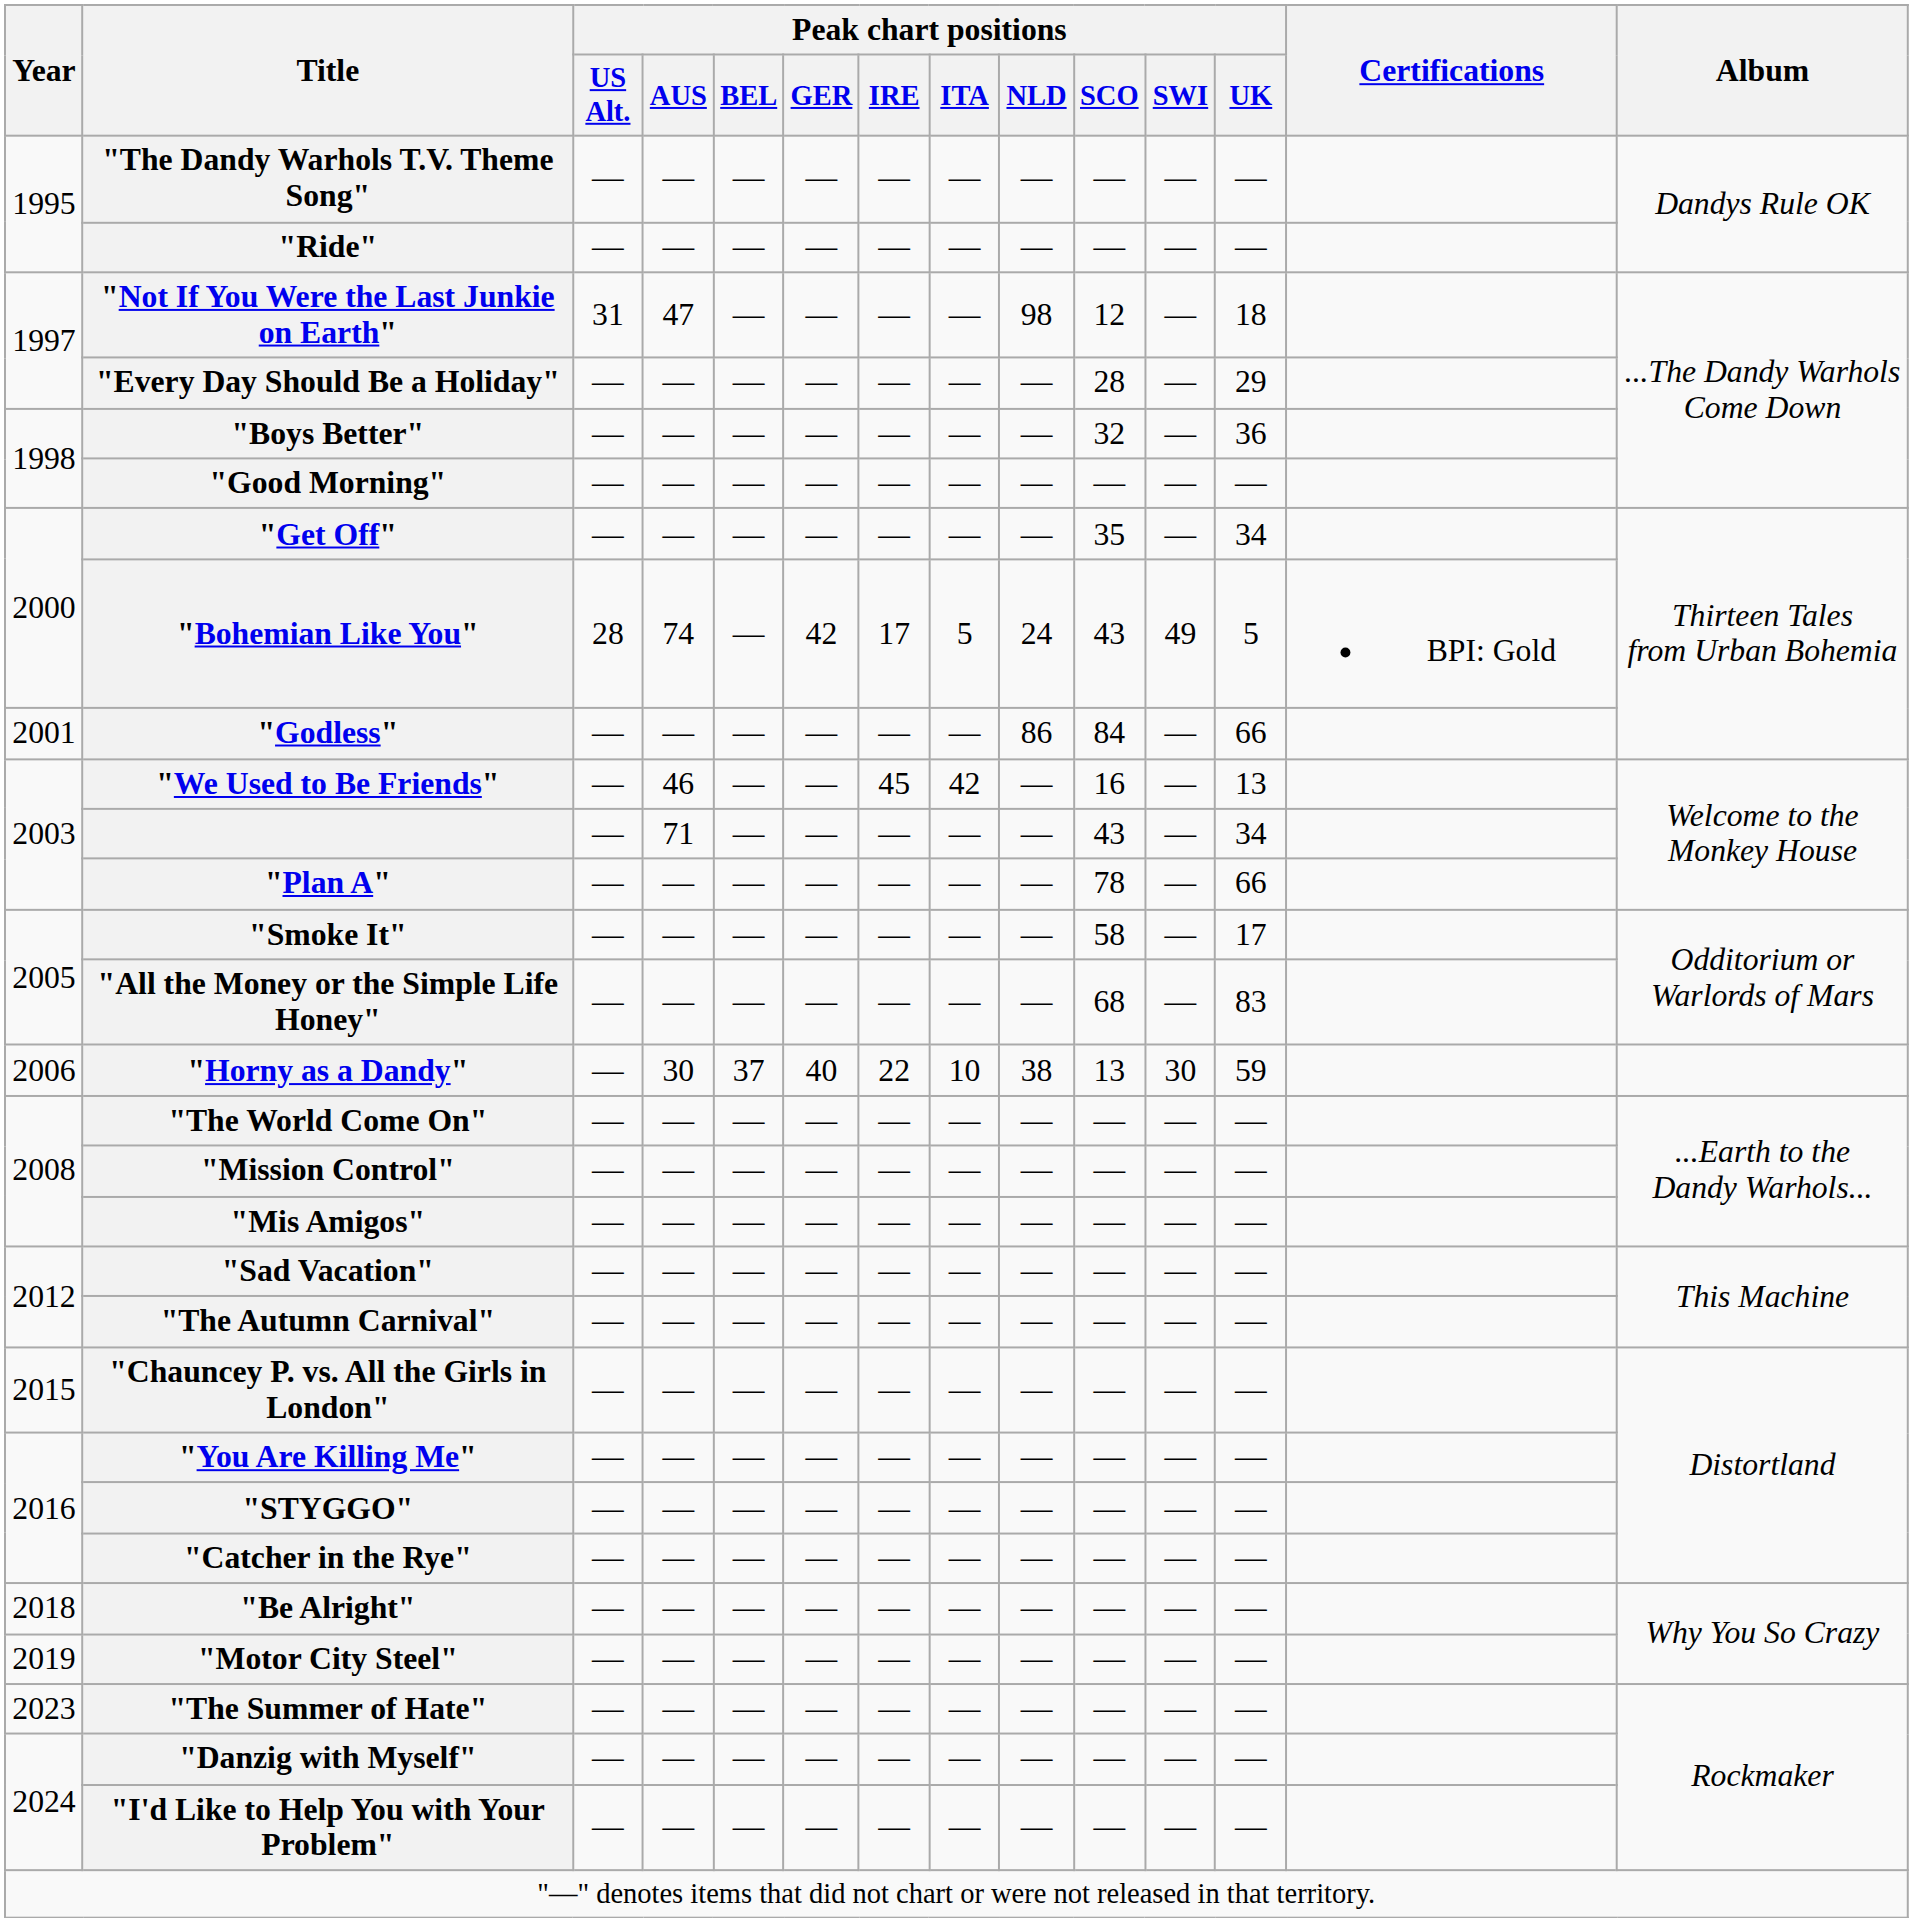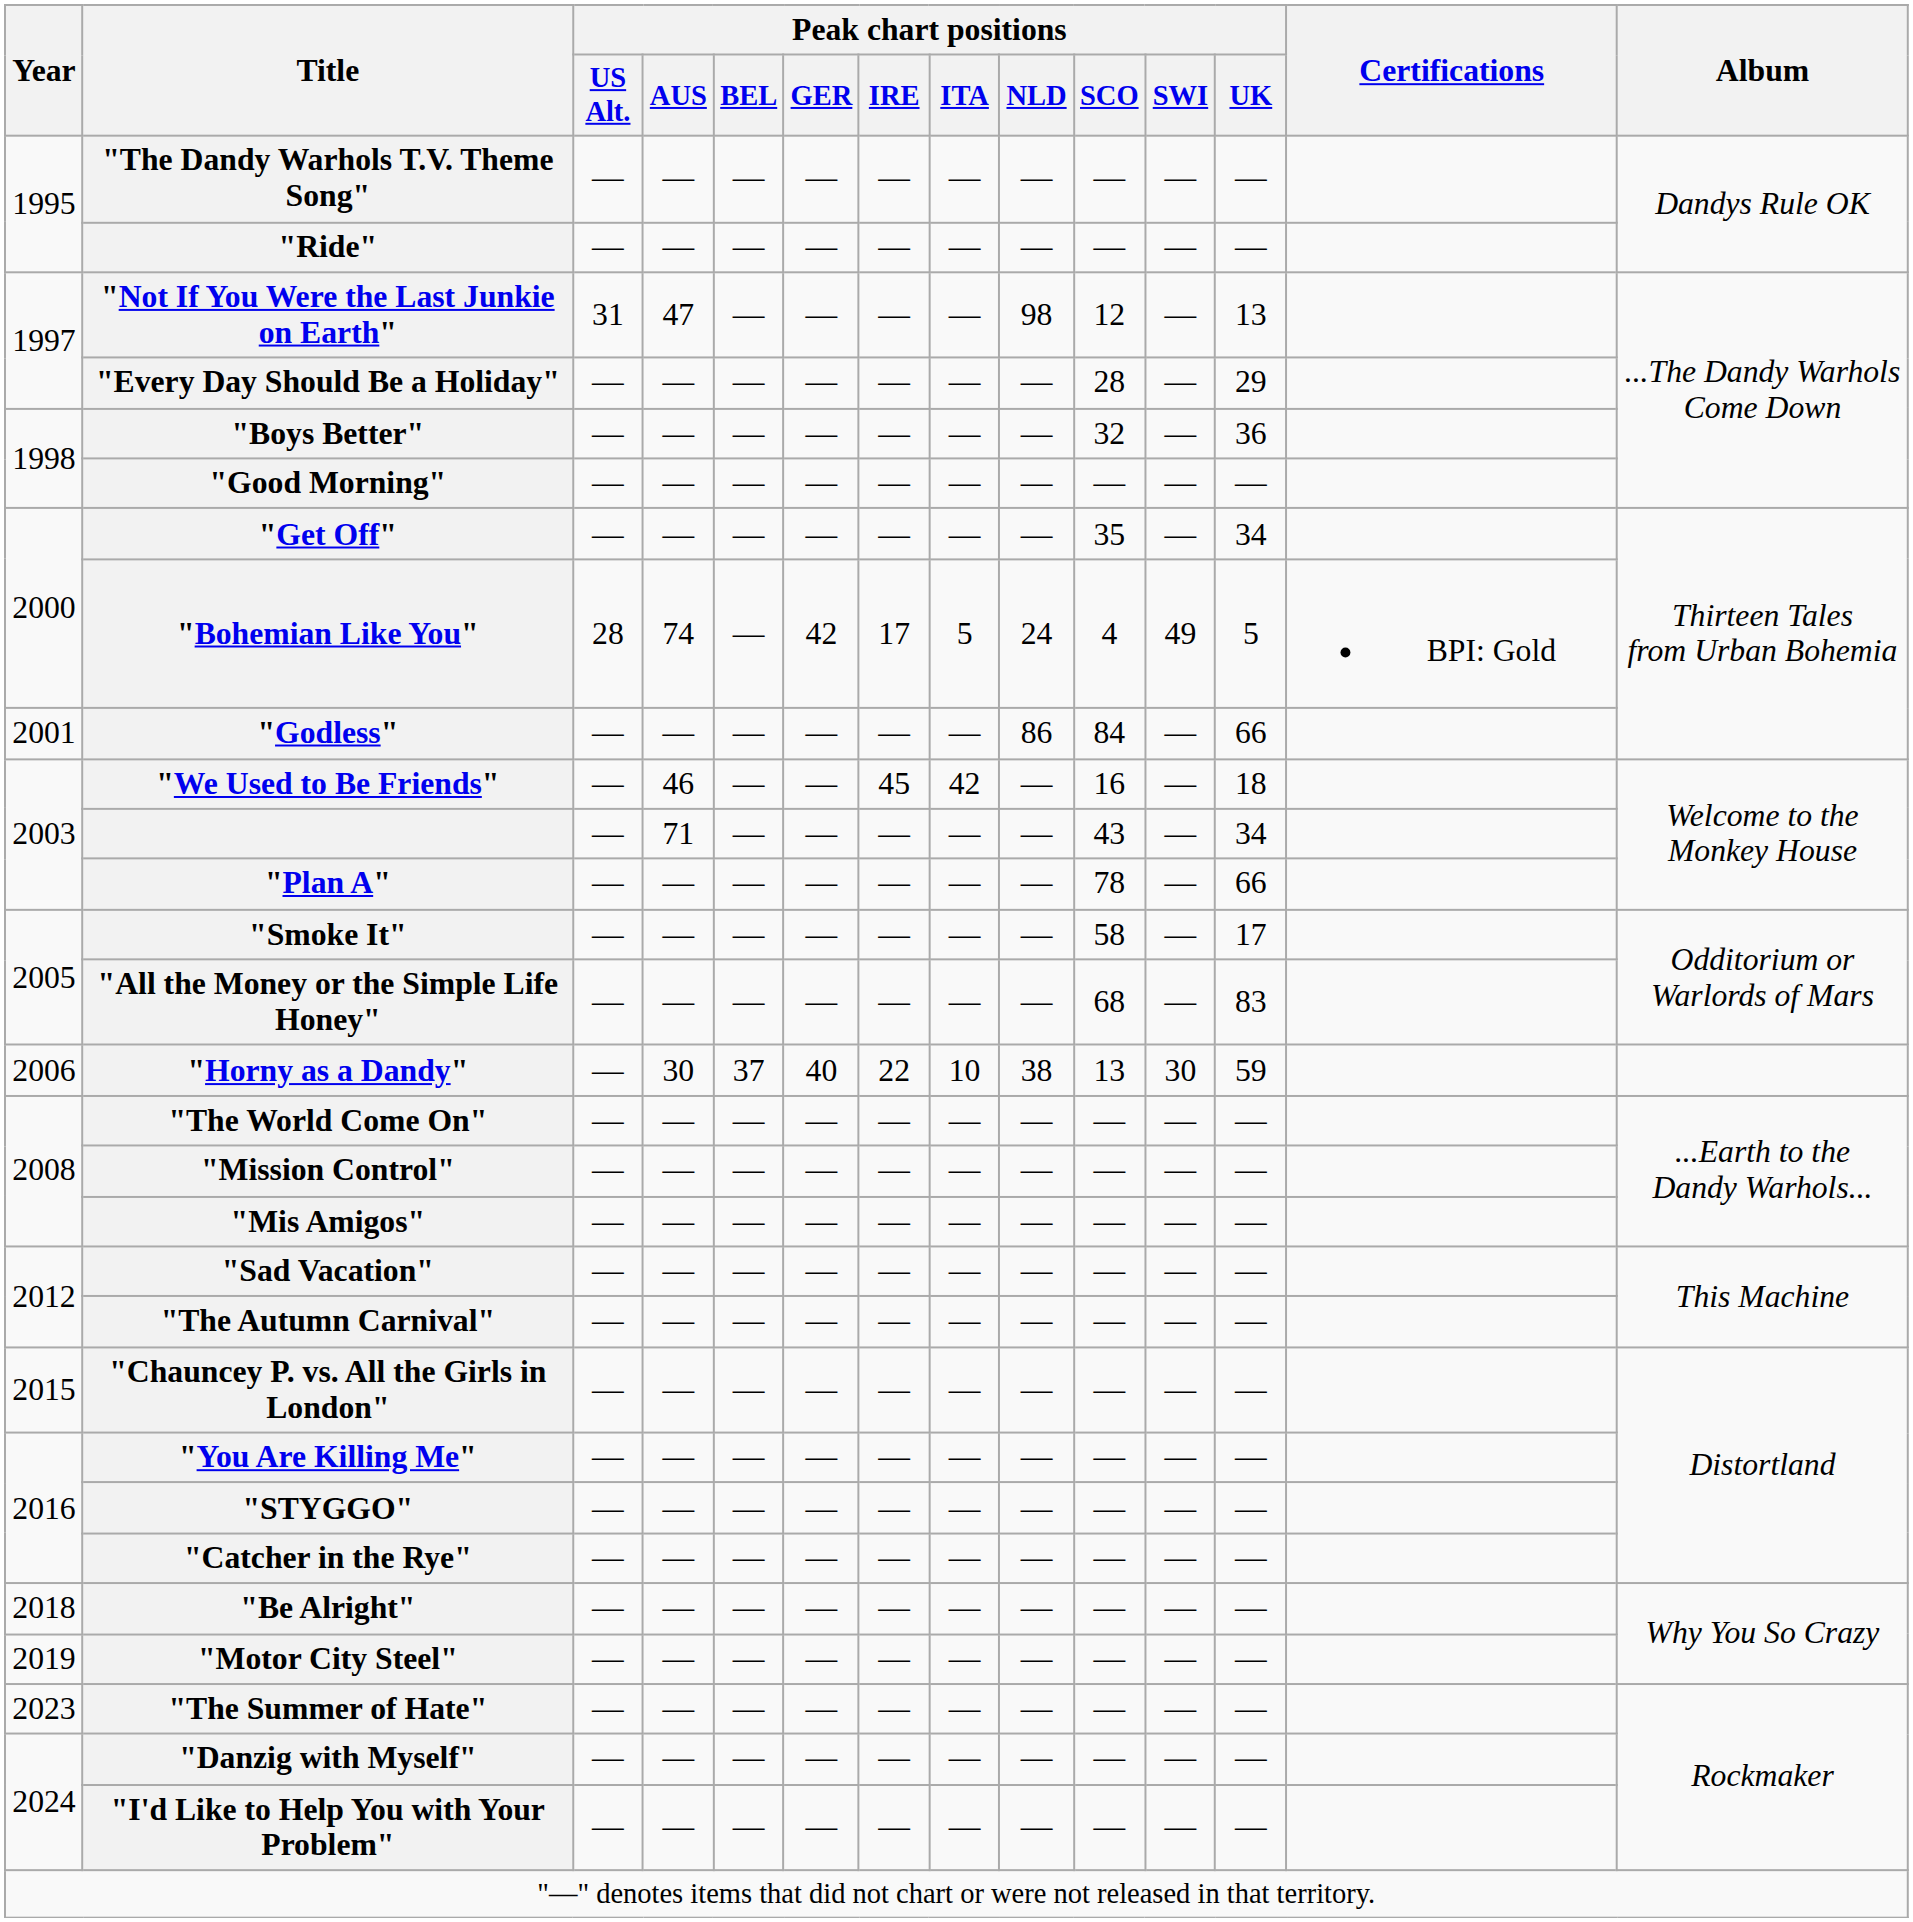(1251, 314) 18 -> (1251, 314) 13
(1109, 633) 43 -> (1109, 633) 4
(1251, 783) 13 -> (1251, 783) 18
